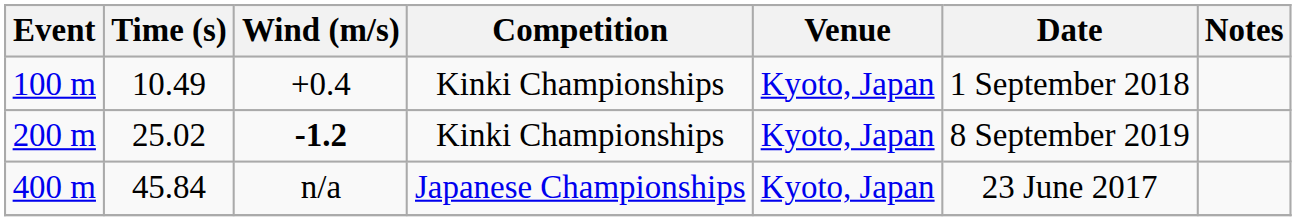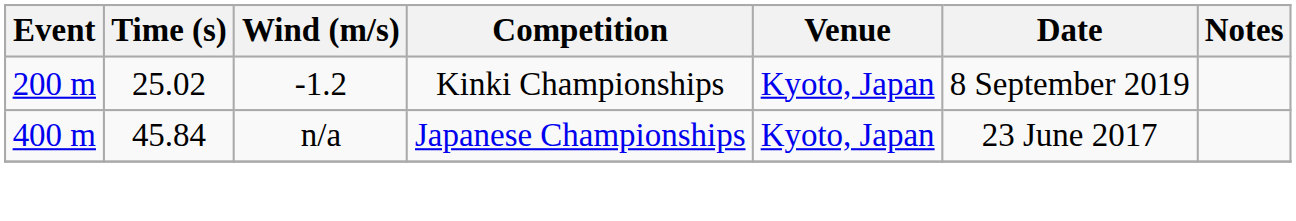- row: (54, 82)
(321, 135) bold -> (321, 82) normal
